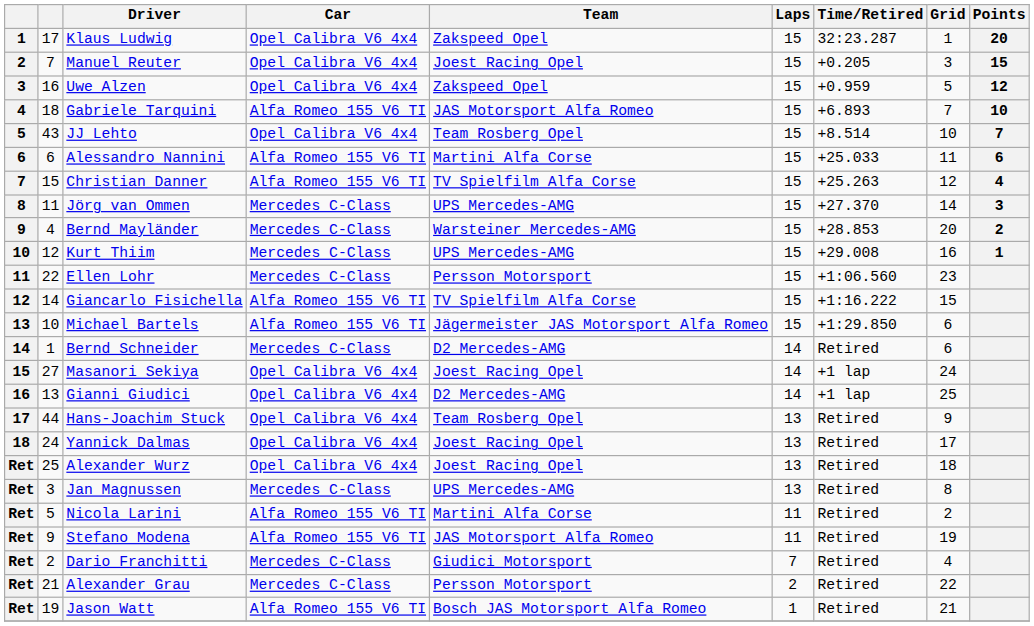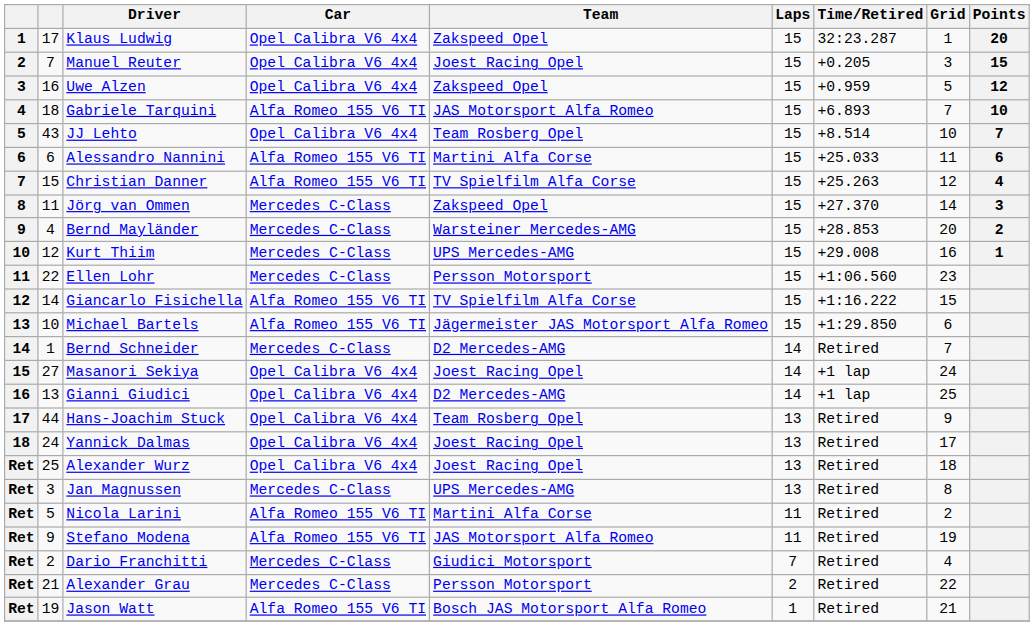(504, 207) UPS Mercedes-AMG -> (490, 207) Zakspeed Opel
(948, 349) 6 -> (948, 349) 7
